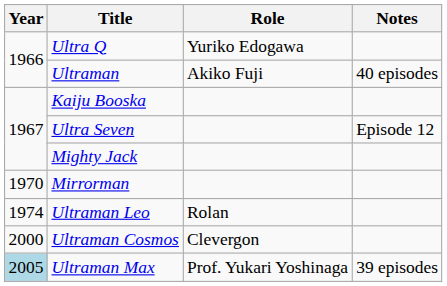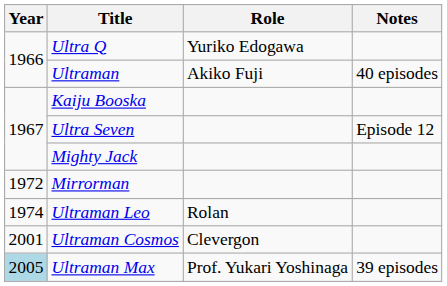(26, 184) 1970 -> (26, 184) 1972
(26, 239) 2000 -> (26, 239) 2001
